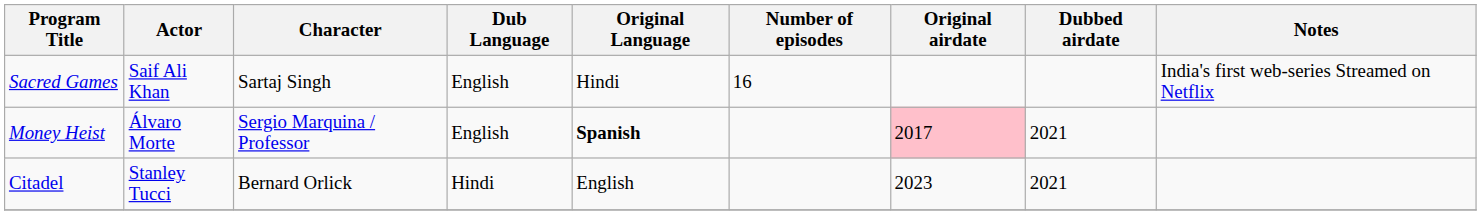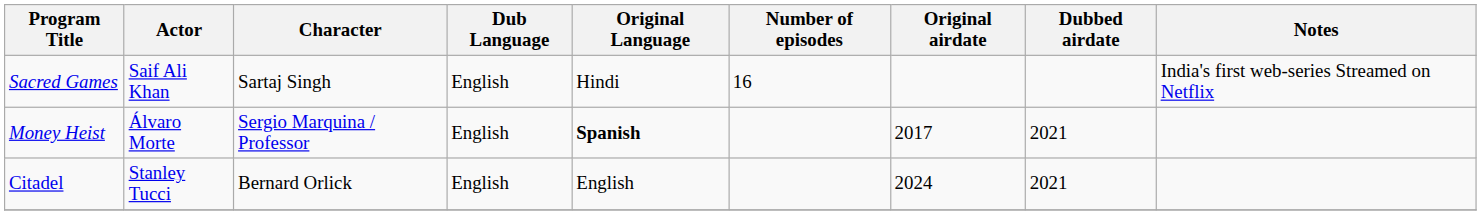(913, 132) pink background -> (913, 132) no background
(473, 183) Hindi -> (480, 183) English
(913, 183) 2023 -> (913, 183) 2024
